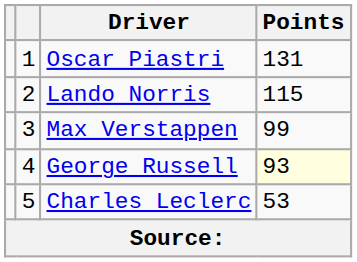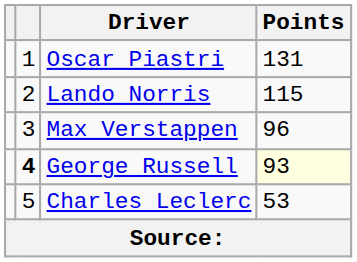(276, 131) 99 -> (276, 131) 96
(29, 166) normal -> (29, 166) bold
